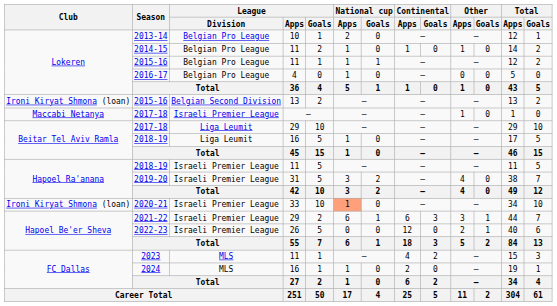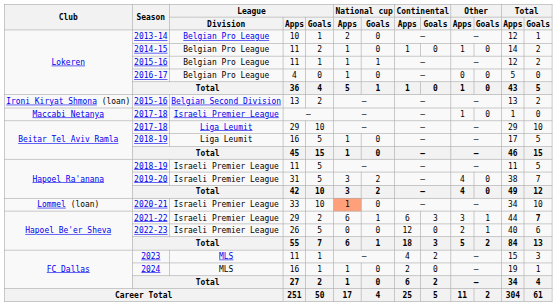(68, 205) Ironi Kiryat Shmona (loan) -> (68, 205) Lommel (loan)
(538, 218) normal -> (538, 218) bold
